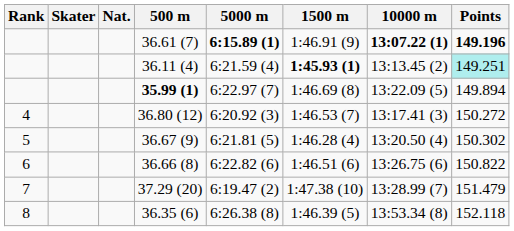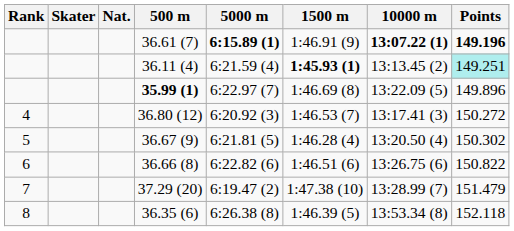(480, 90) 149.894 -> (480, 90) 149.896
